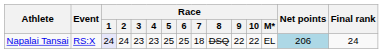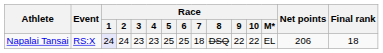(303, 41) lightblue background -> (303, 41) no background
(353, 41) 24 -> (353, 41) 18
